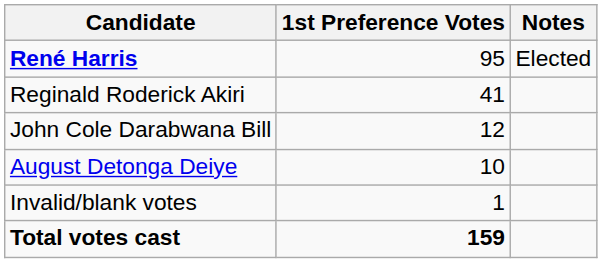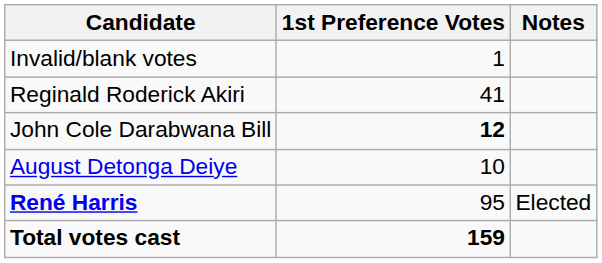rows swapped: (74, 58) <-> (103, 202)
(492, 130) normal -> (492, 130) bold
